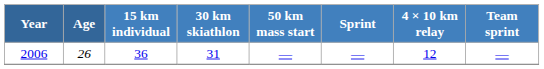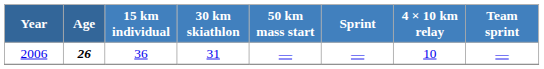(84, 53) normal -> (84, 53) bold
(430, 53) 12 -> (430, 53) 10
